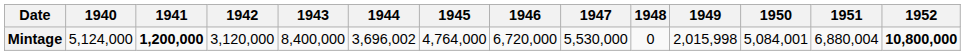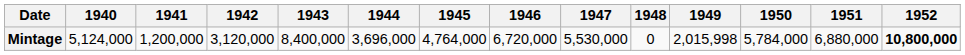(172, 38) bold -> (172, 38) normal
(384, 38) 3,696,002 -> (384, 38) 3,696,000
(776, 38) 5,084,001 -> (776, 38) 5,784,000
(847, 38) 6,880,004 -> (847, 38) 6,880,000
